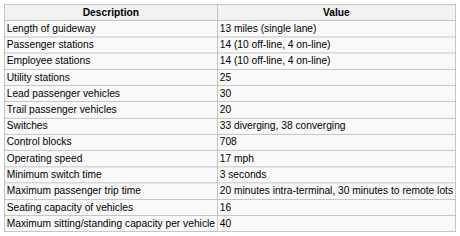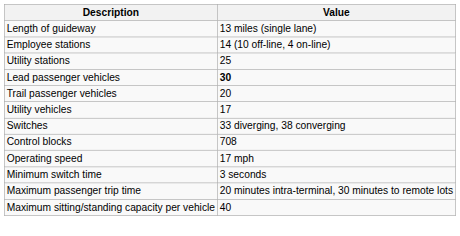- row: (50, 45)
(225, 93) normal -> (225, 77) bold
+ row: (39, 110)
- row: (70, 207)
